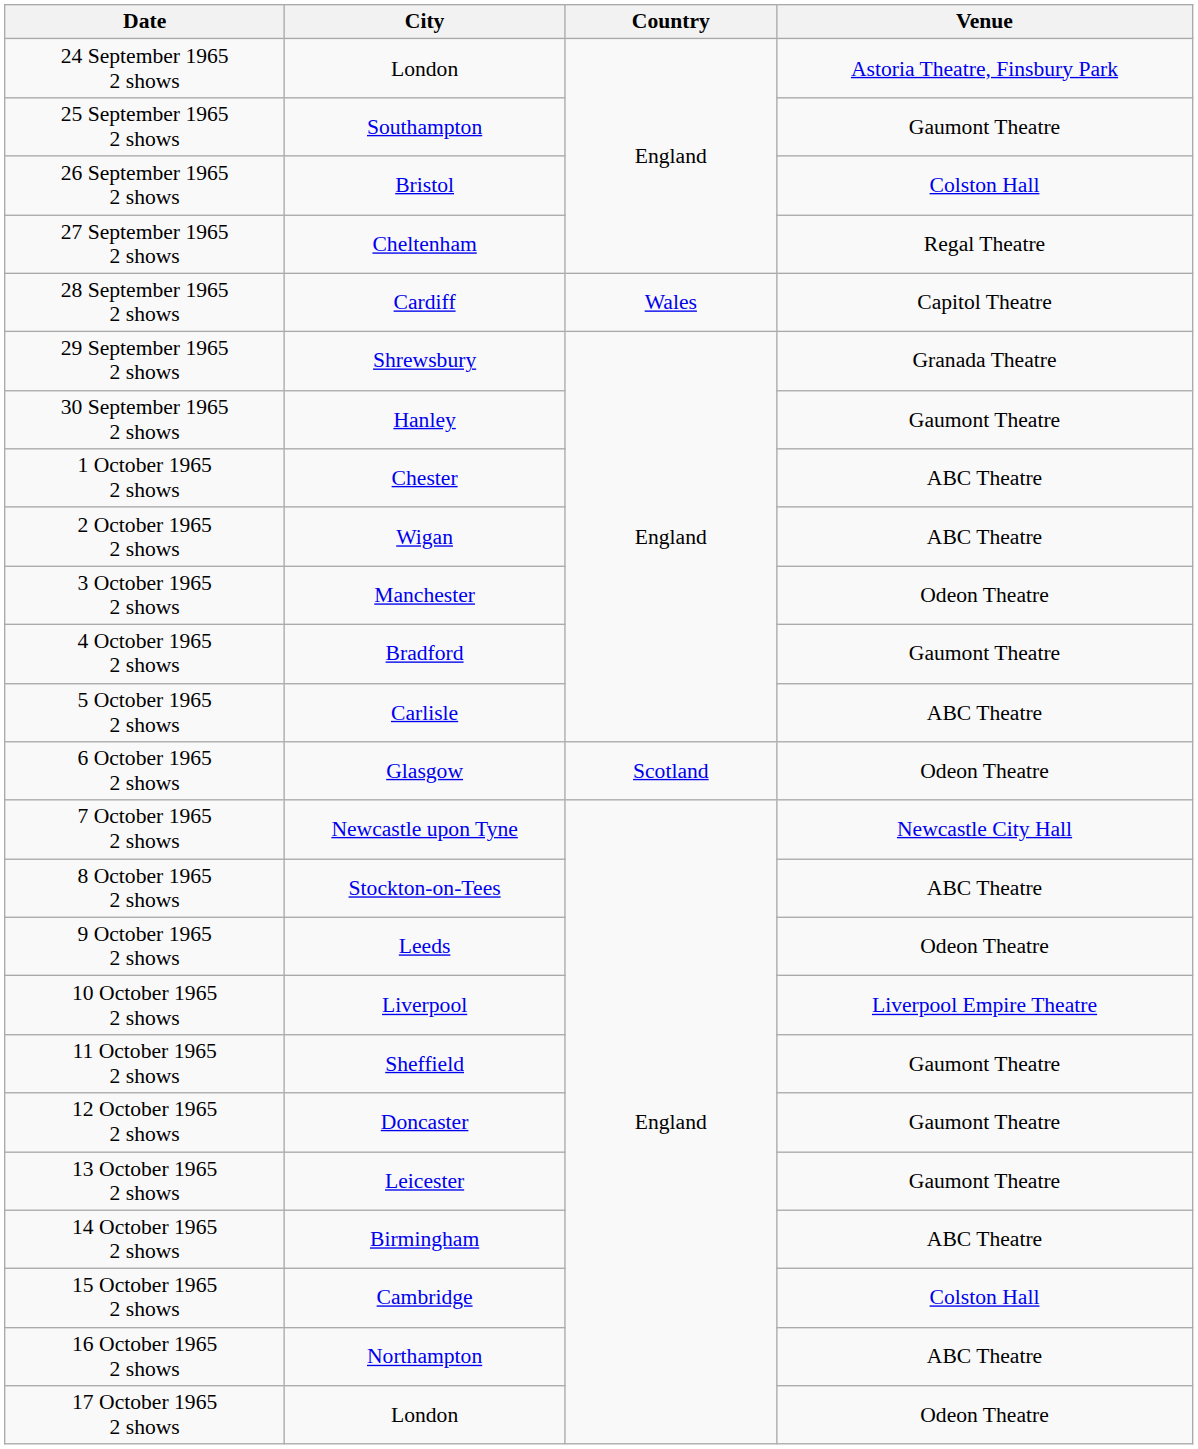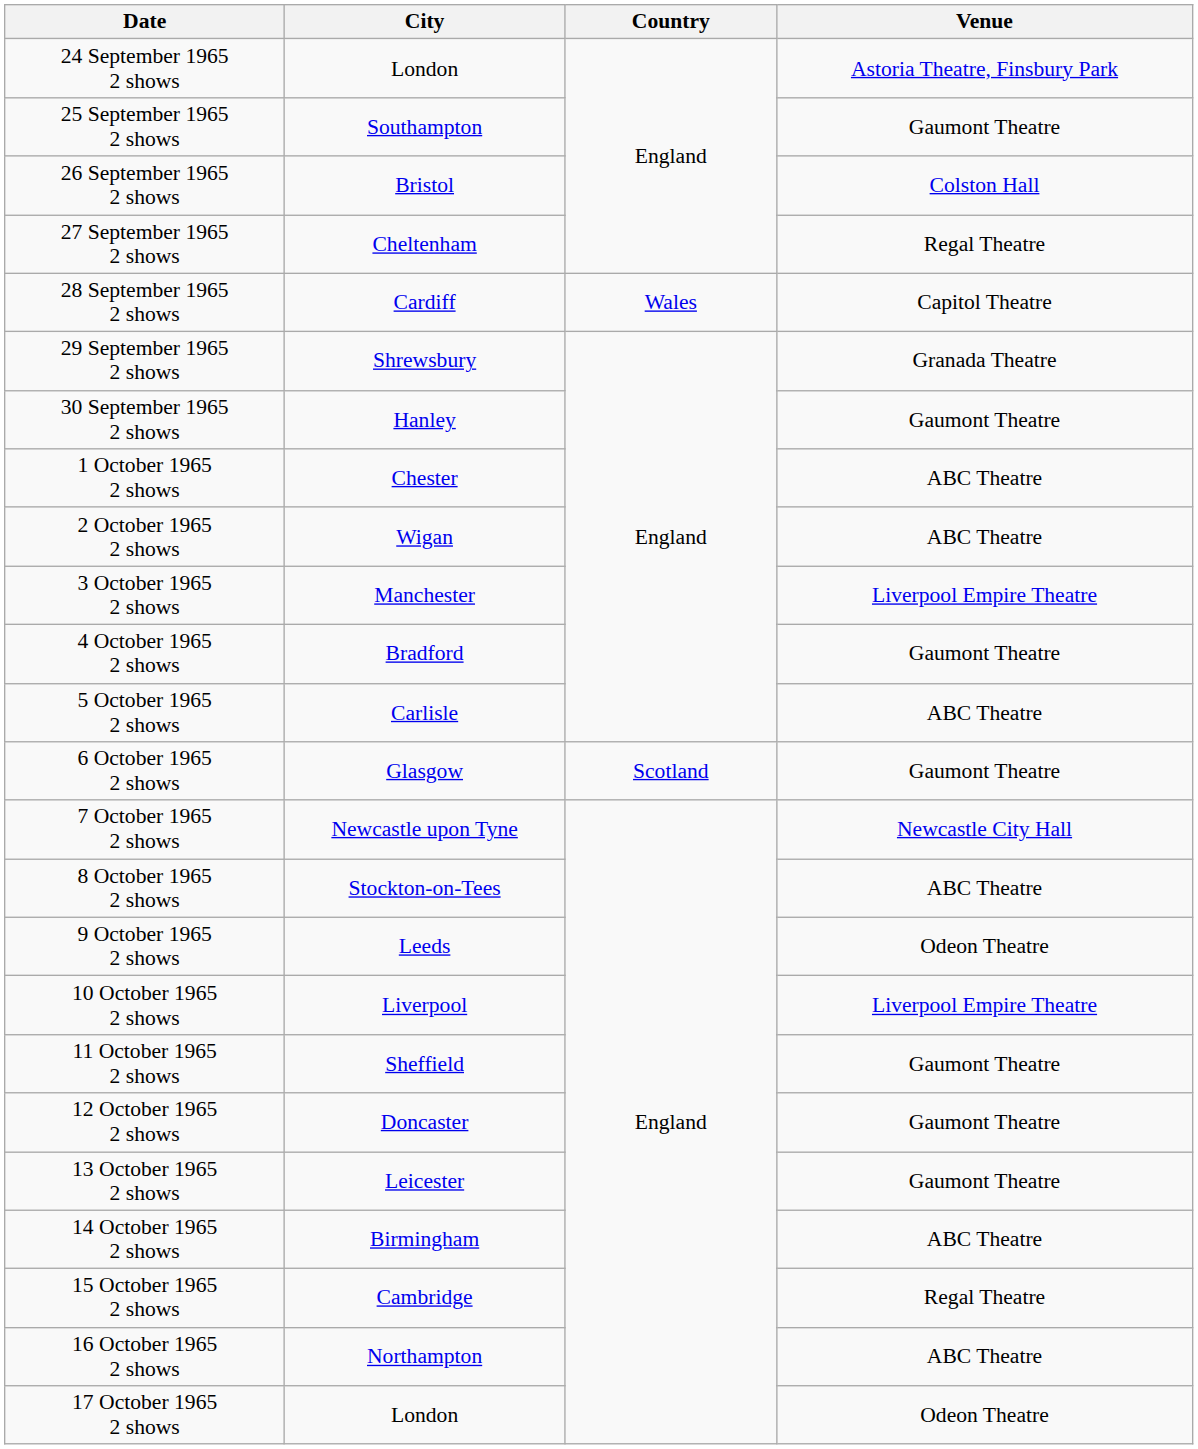(985, 595) Odeon Theatre -> (985, 595) Liverpool Empire Theatre
(985, 770) Odeon Theatre -> (985, 770) Gaumont Theatre
(985, 1297) Colston Hall -> (985, 1297) Regal Theatre
